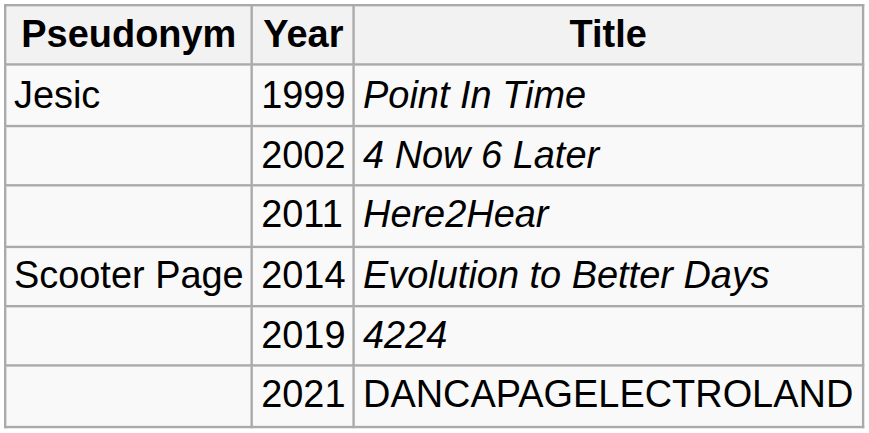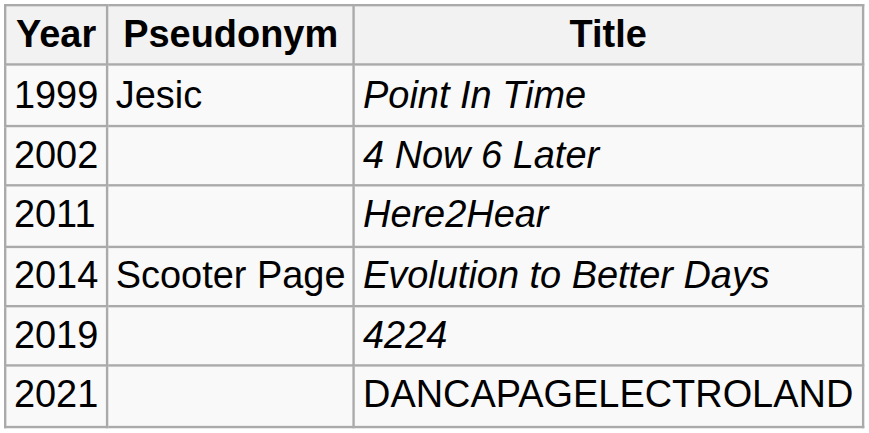columns swapped: (129, 34) <-> (303, 34)
